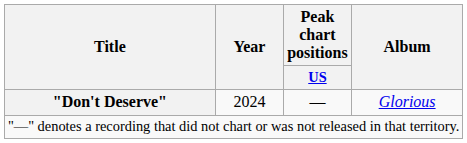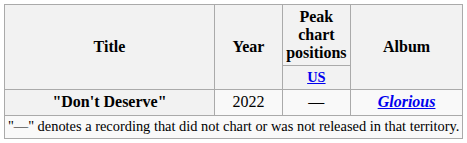(249, 102) 2024 -> (248, 102) 2022
(407, 102) normal -> (407, 102) bold
